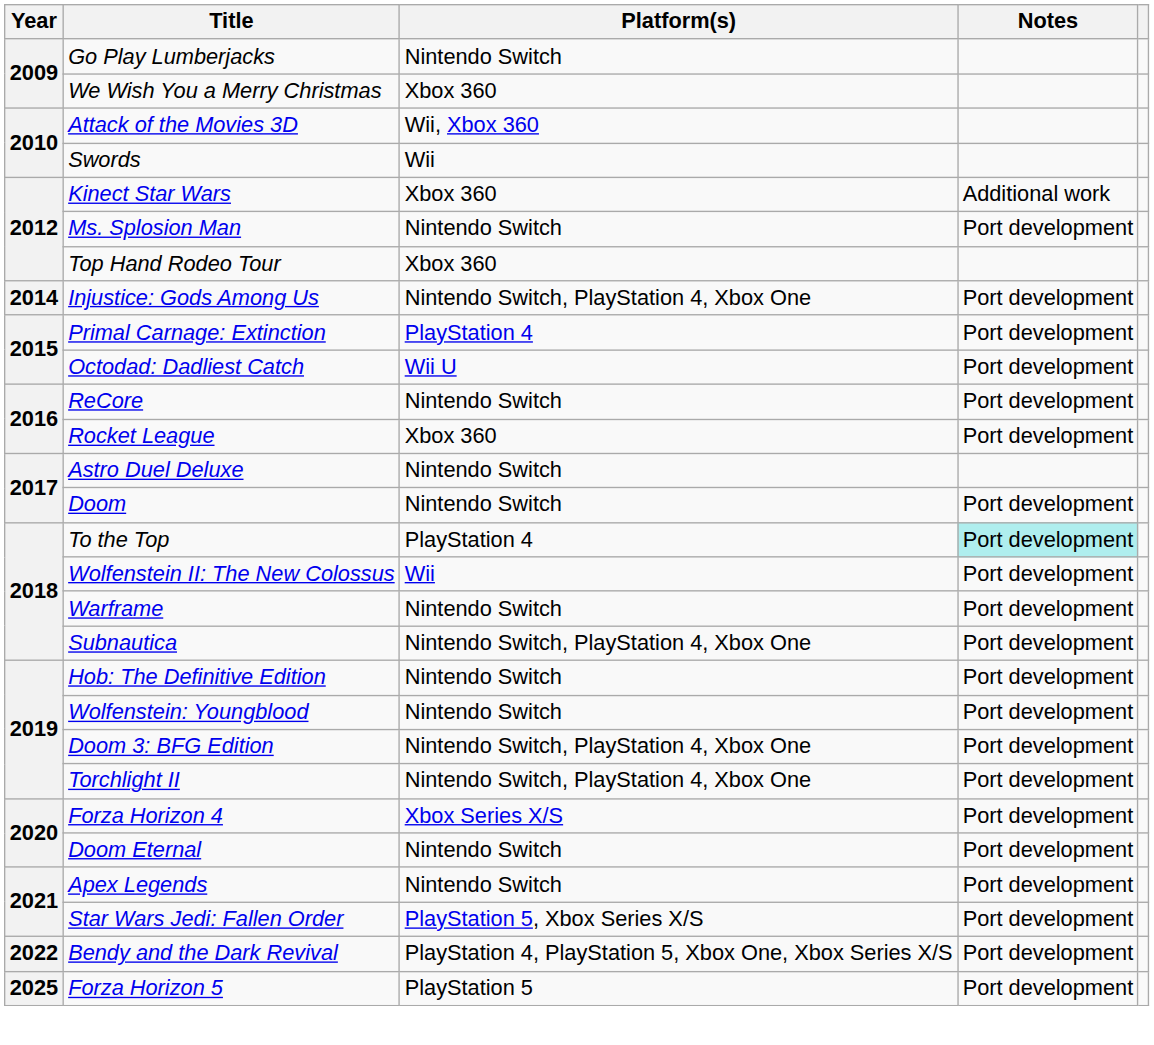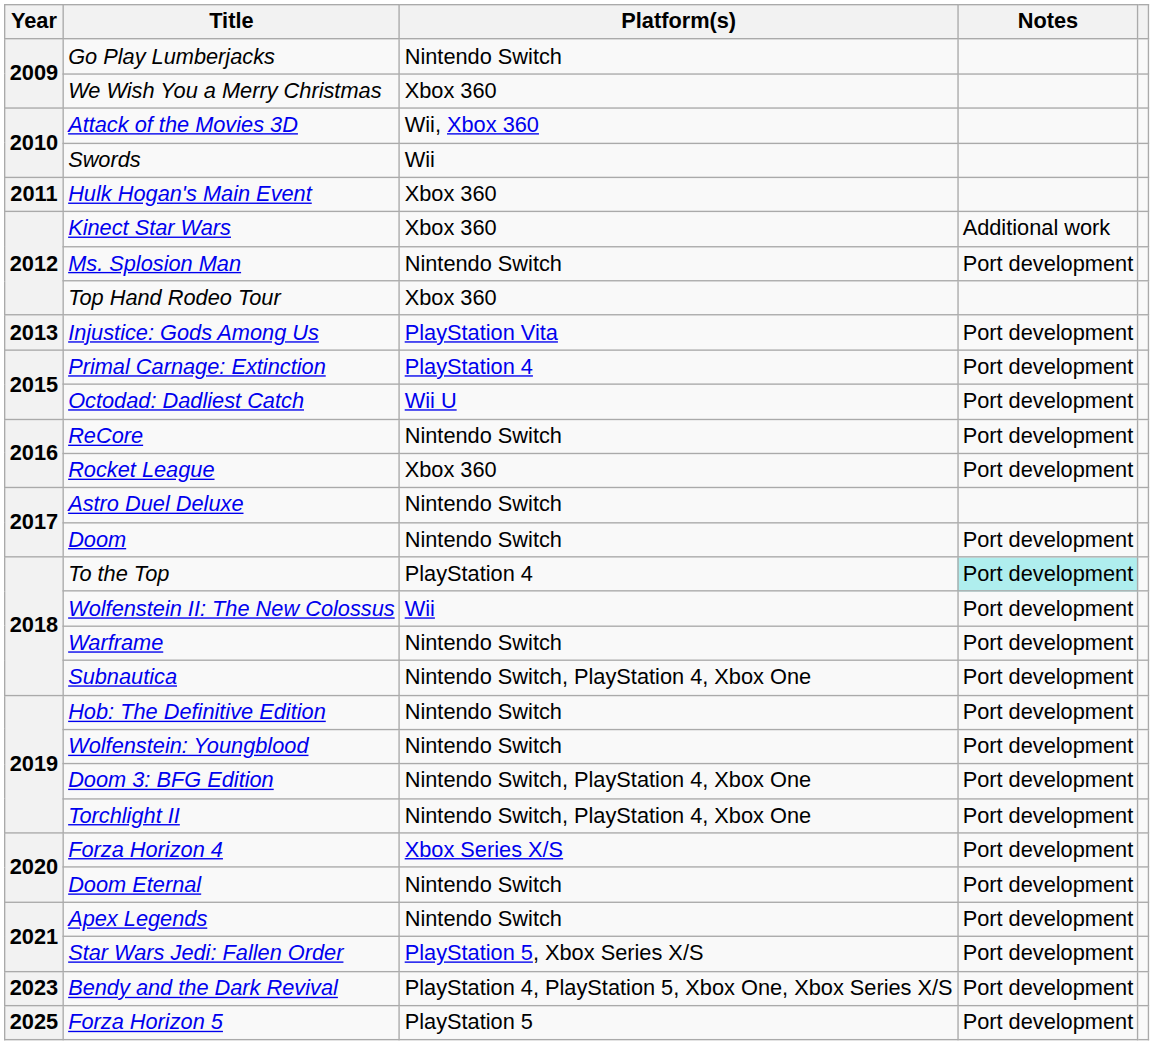+ row: (190, 194)
(34, 297) 2014 -> (34, 332) 2013
(608, 297) Nintendo Switch, PlayStation 4, Xbox One -> (481, 332) PlayStation Vita
(34, 953) 2022 -> (34, 988) 2023
